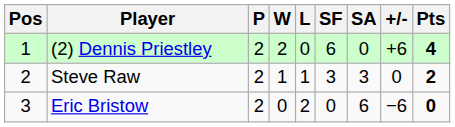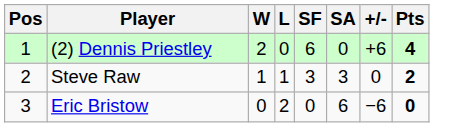- column: (259, 19)
